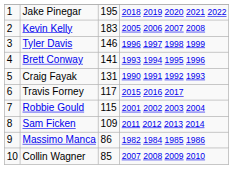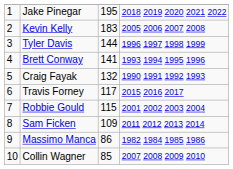(109, 44) 146 -> (109, 44) 144
(109, 76) 131 -> (109, 76) 132
